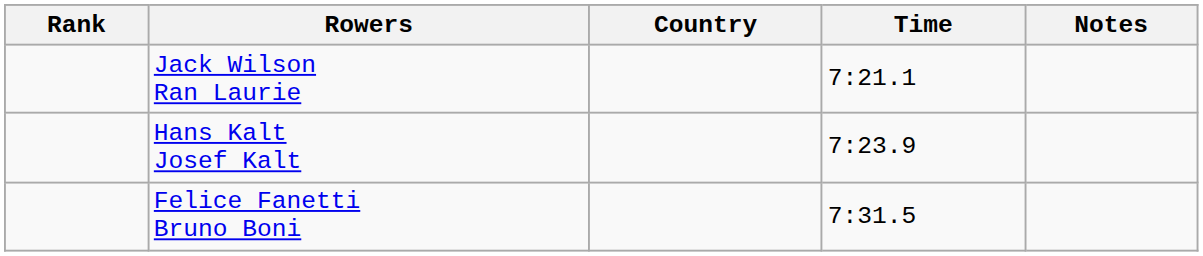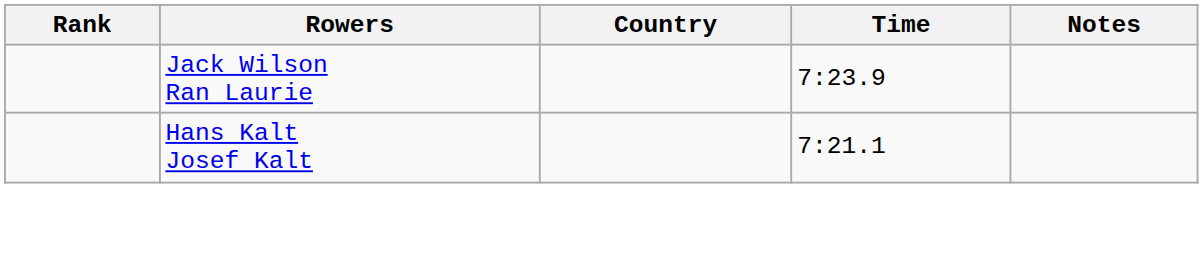(872, 79) 7:21.1 -> (842, 79) 7:23.9
(872, 148) 7:23.9 -> (842, 148) 7:21.1
- row: (257, 216)
